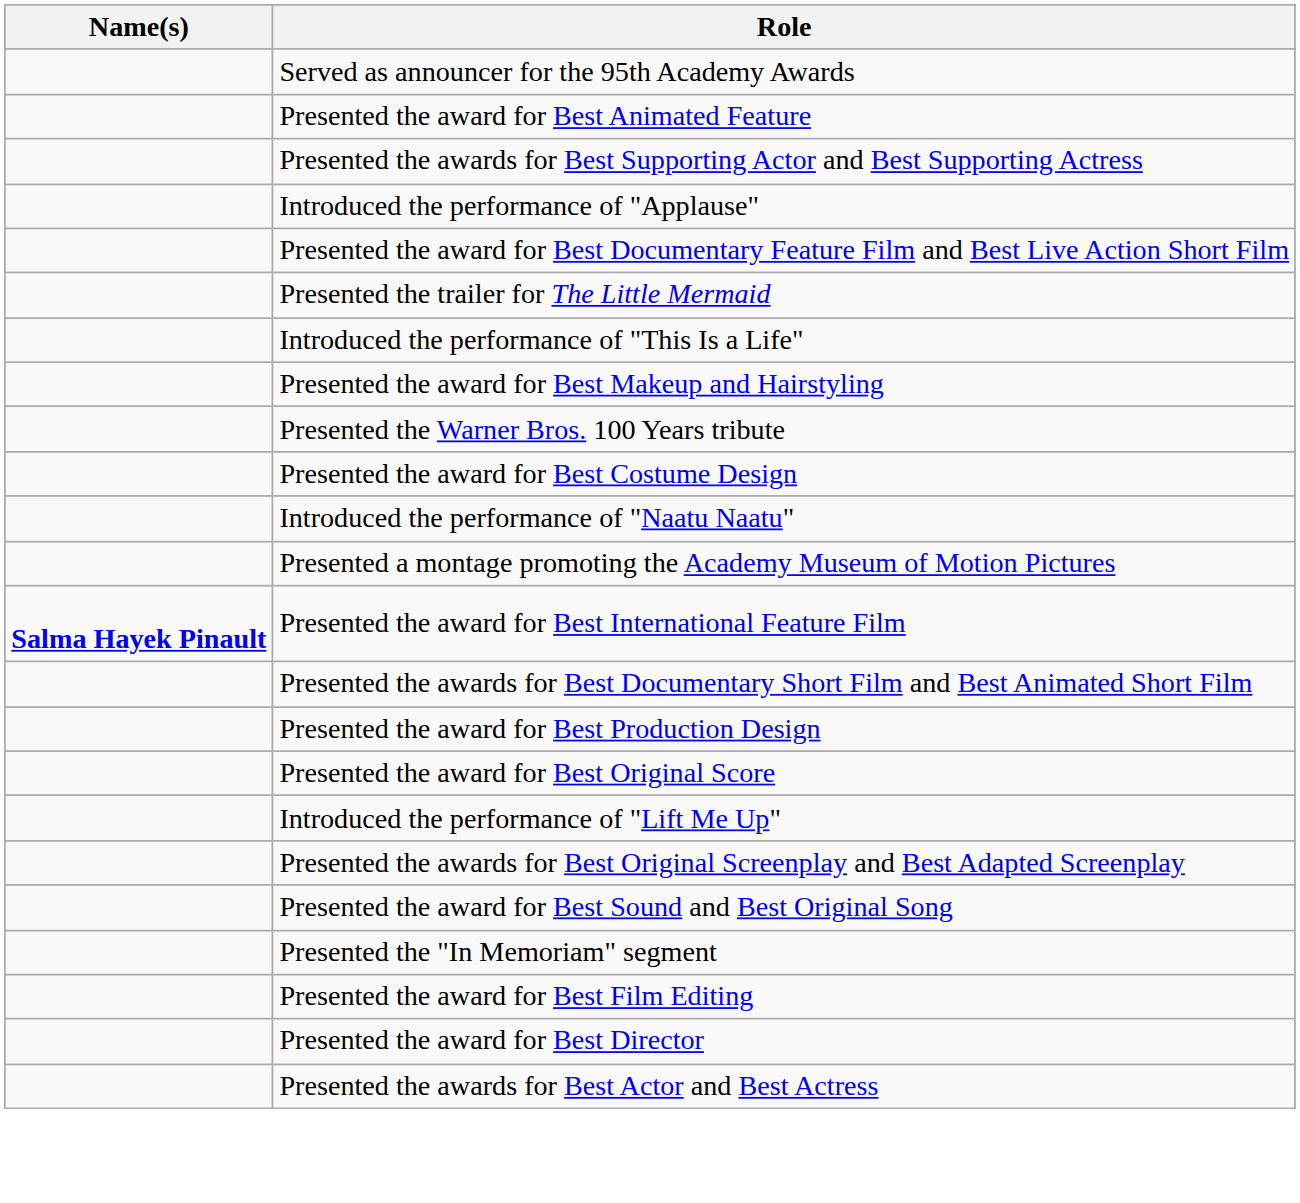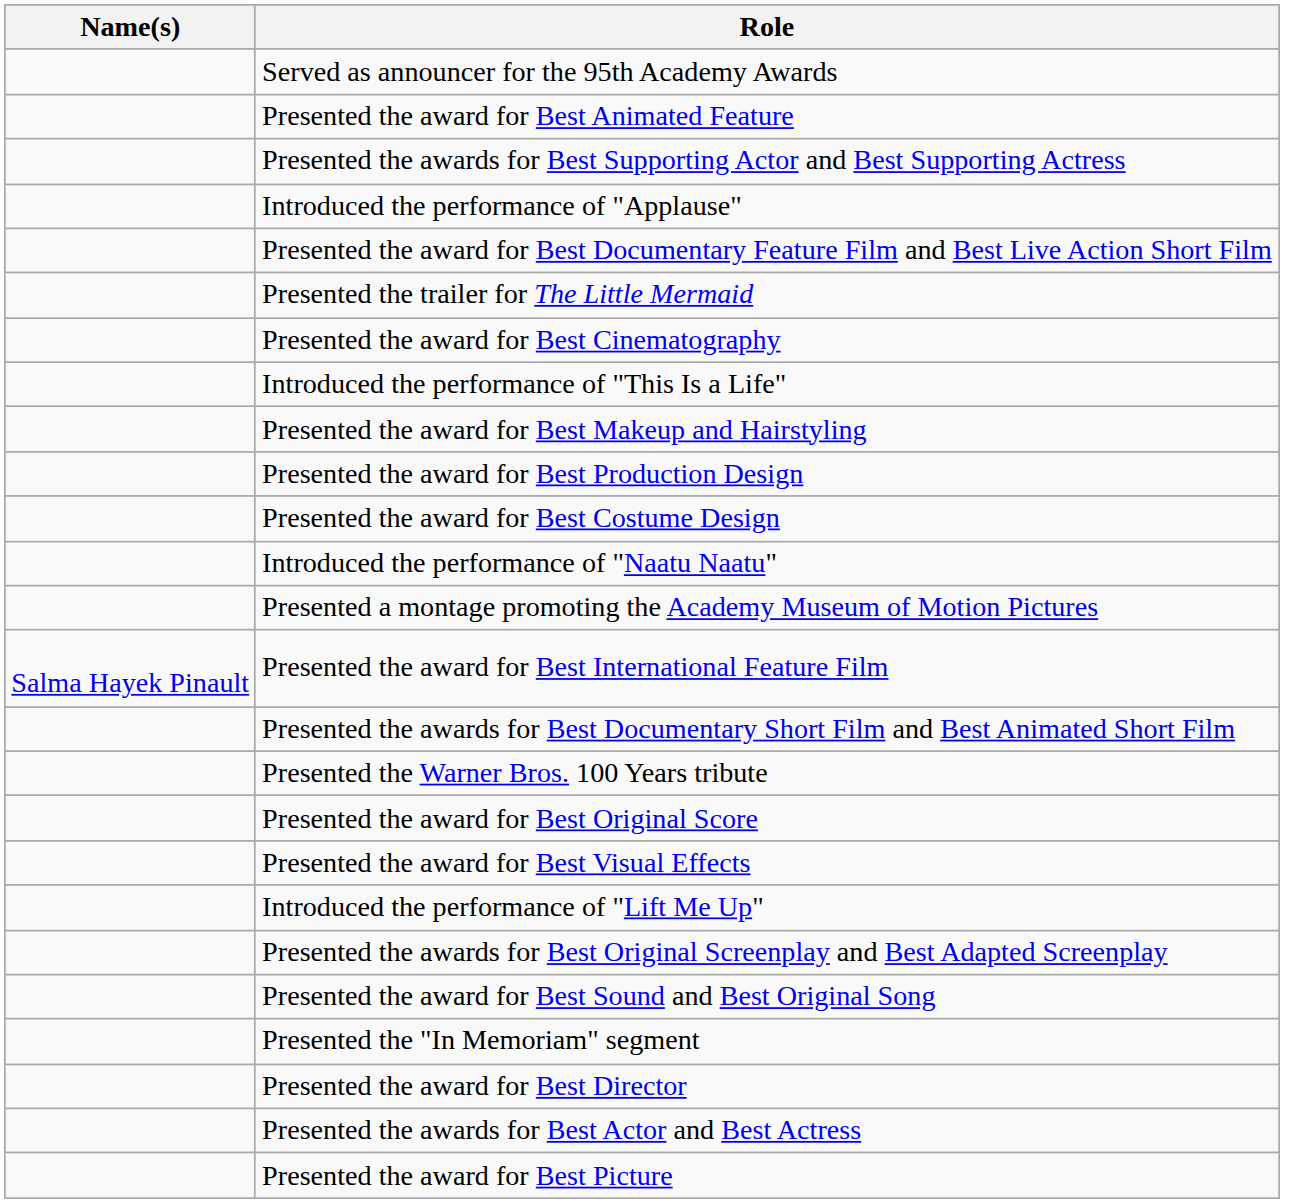+ row: (521, 339)
rows swapped: (532, 428) <-> (550, 728)
(139, 639) bold -> (130, 683) normal
+ row: (506, 862)
- row: (516, 996)
+ row: (467, 1175)
